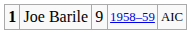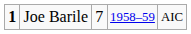(99, 17) 9 -> (99, 17) 7
